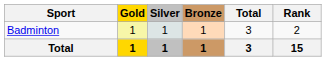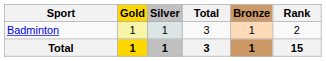columns swapped: (203, 13) <-> (249, 13)
